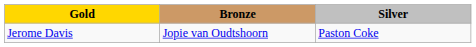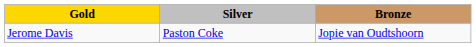columns swapped: (393, 14) <-> (238, 14)
